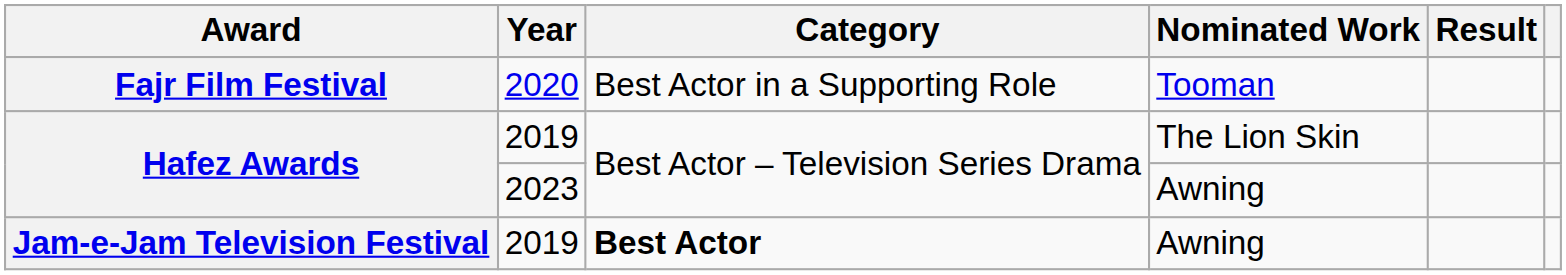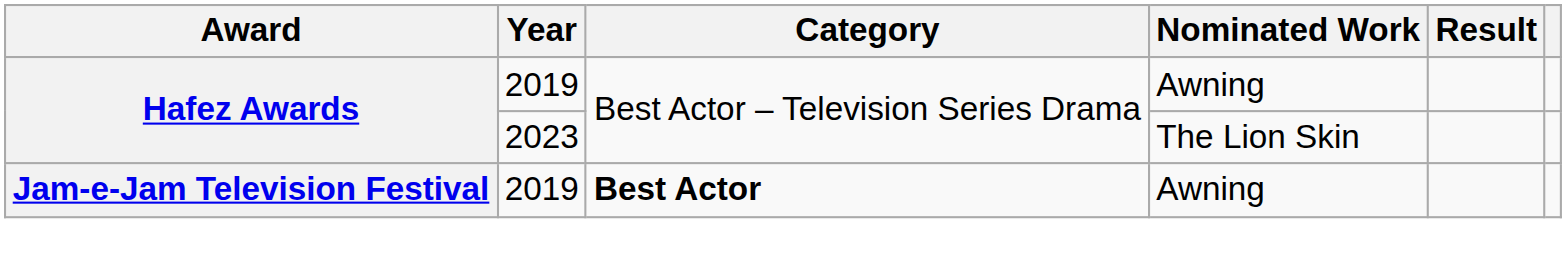- row: (251, 83)
(1258, 136) The Lion Skin -> (1211, 83) Awning
(1211, 189) Awning -> (1258, 136) The Lion Skin
